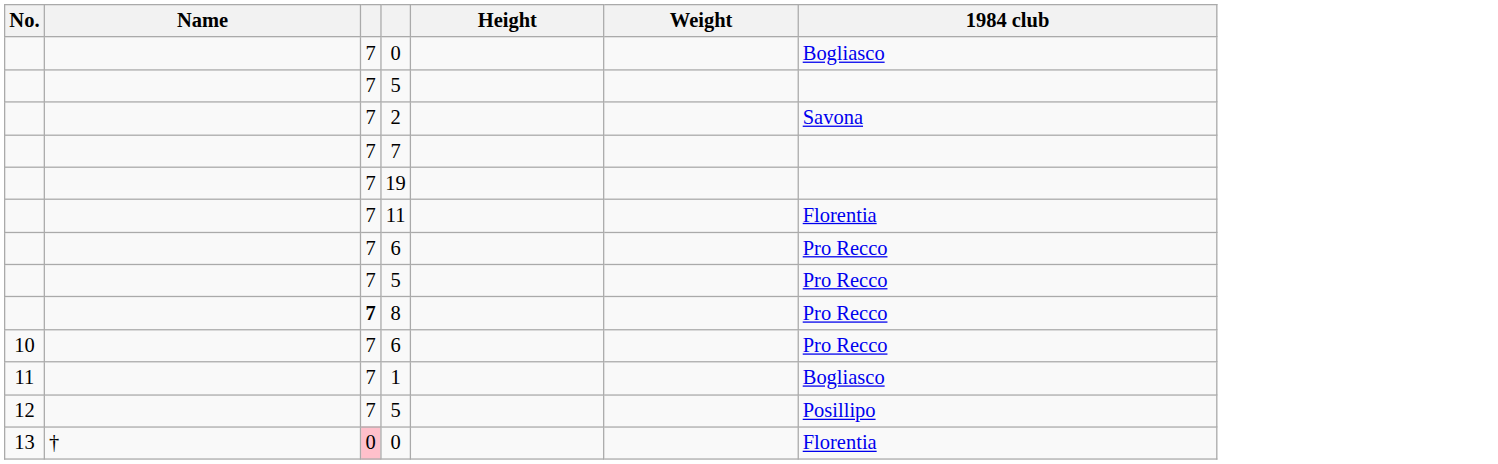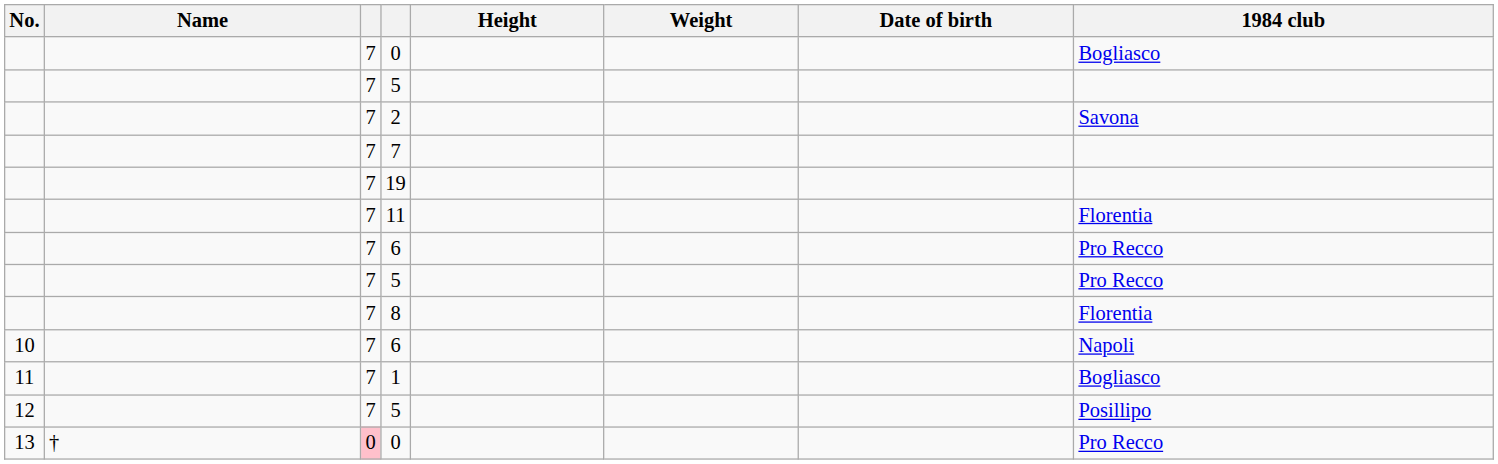+ column: (936, 20)
(371, 313) bold -> (371, 313) normal
(845, 313) Pro Recco -> (1115, 313) Florentia
(845, 345) Pro Recco -> (1106, 345) Napoli
(840, 442) Florentia -> (1121, 442) Pro Recco
